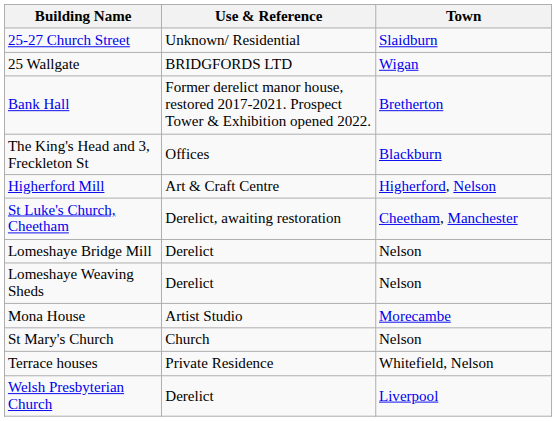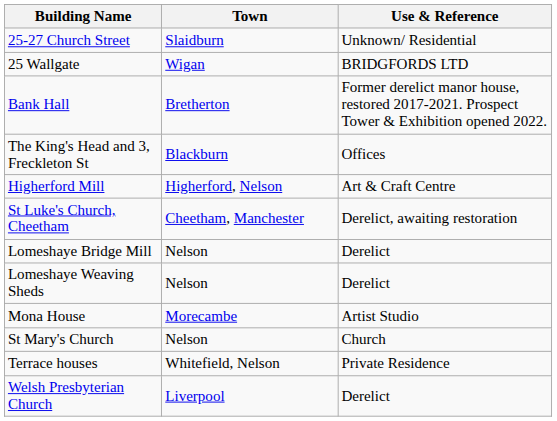columns swapped: (464, 16) <-> (269, 16)
